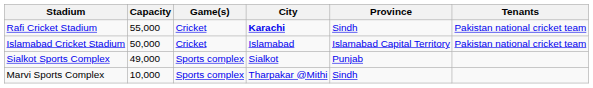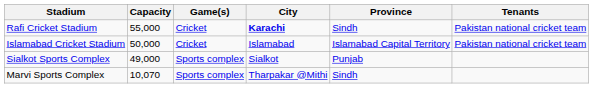(145, 75) 10,000 -> (145, 75) 10,070
